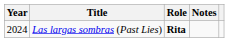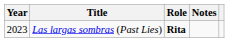(17, 29) 2024 -> (17, 29) 2023
